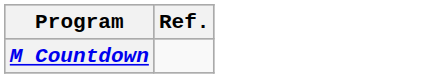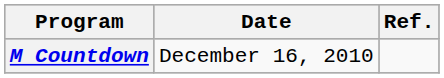+ column: (266, 22)
